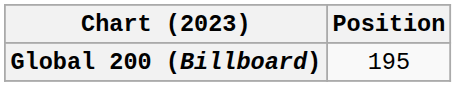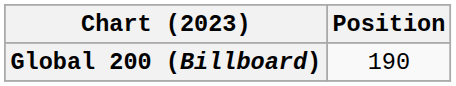(389, 62) 195 -> (389, 62) 190
